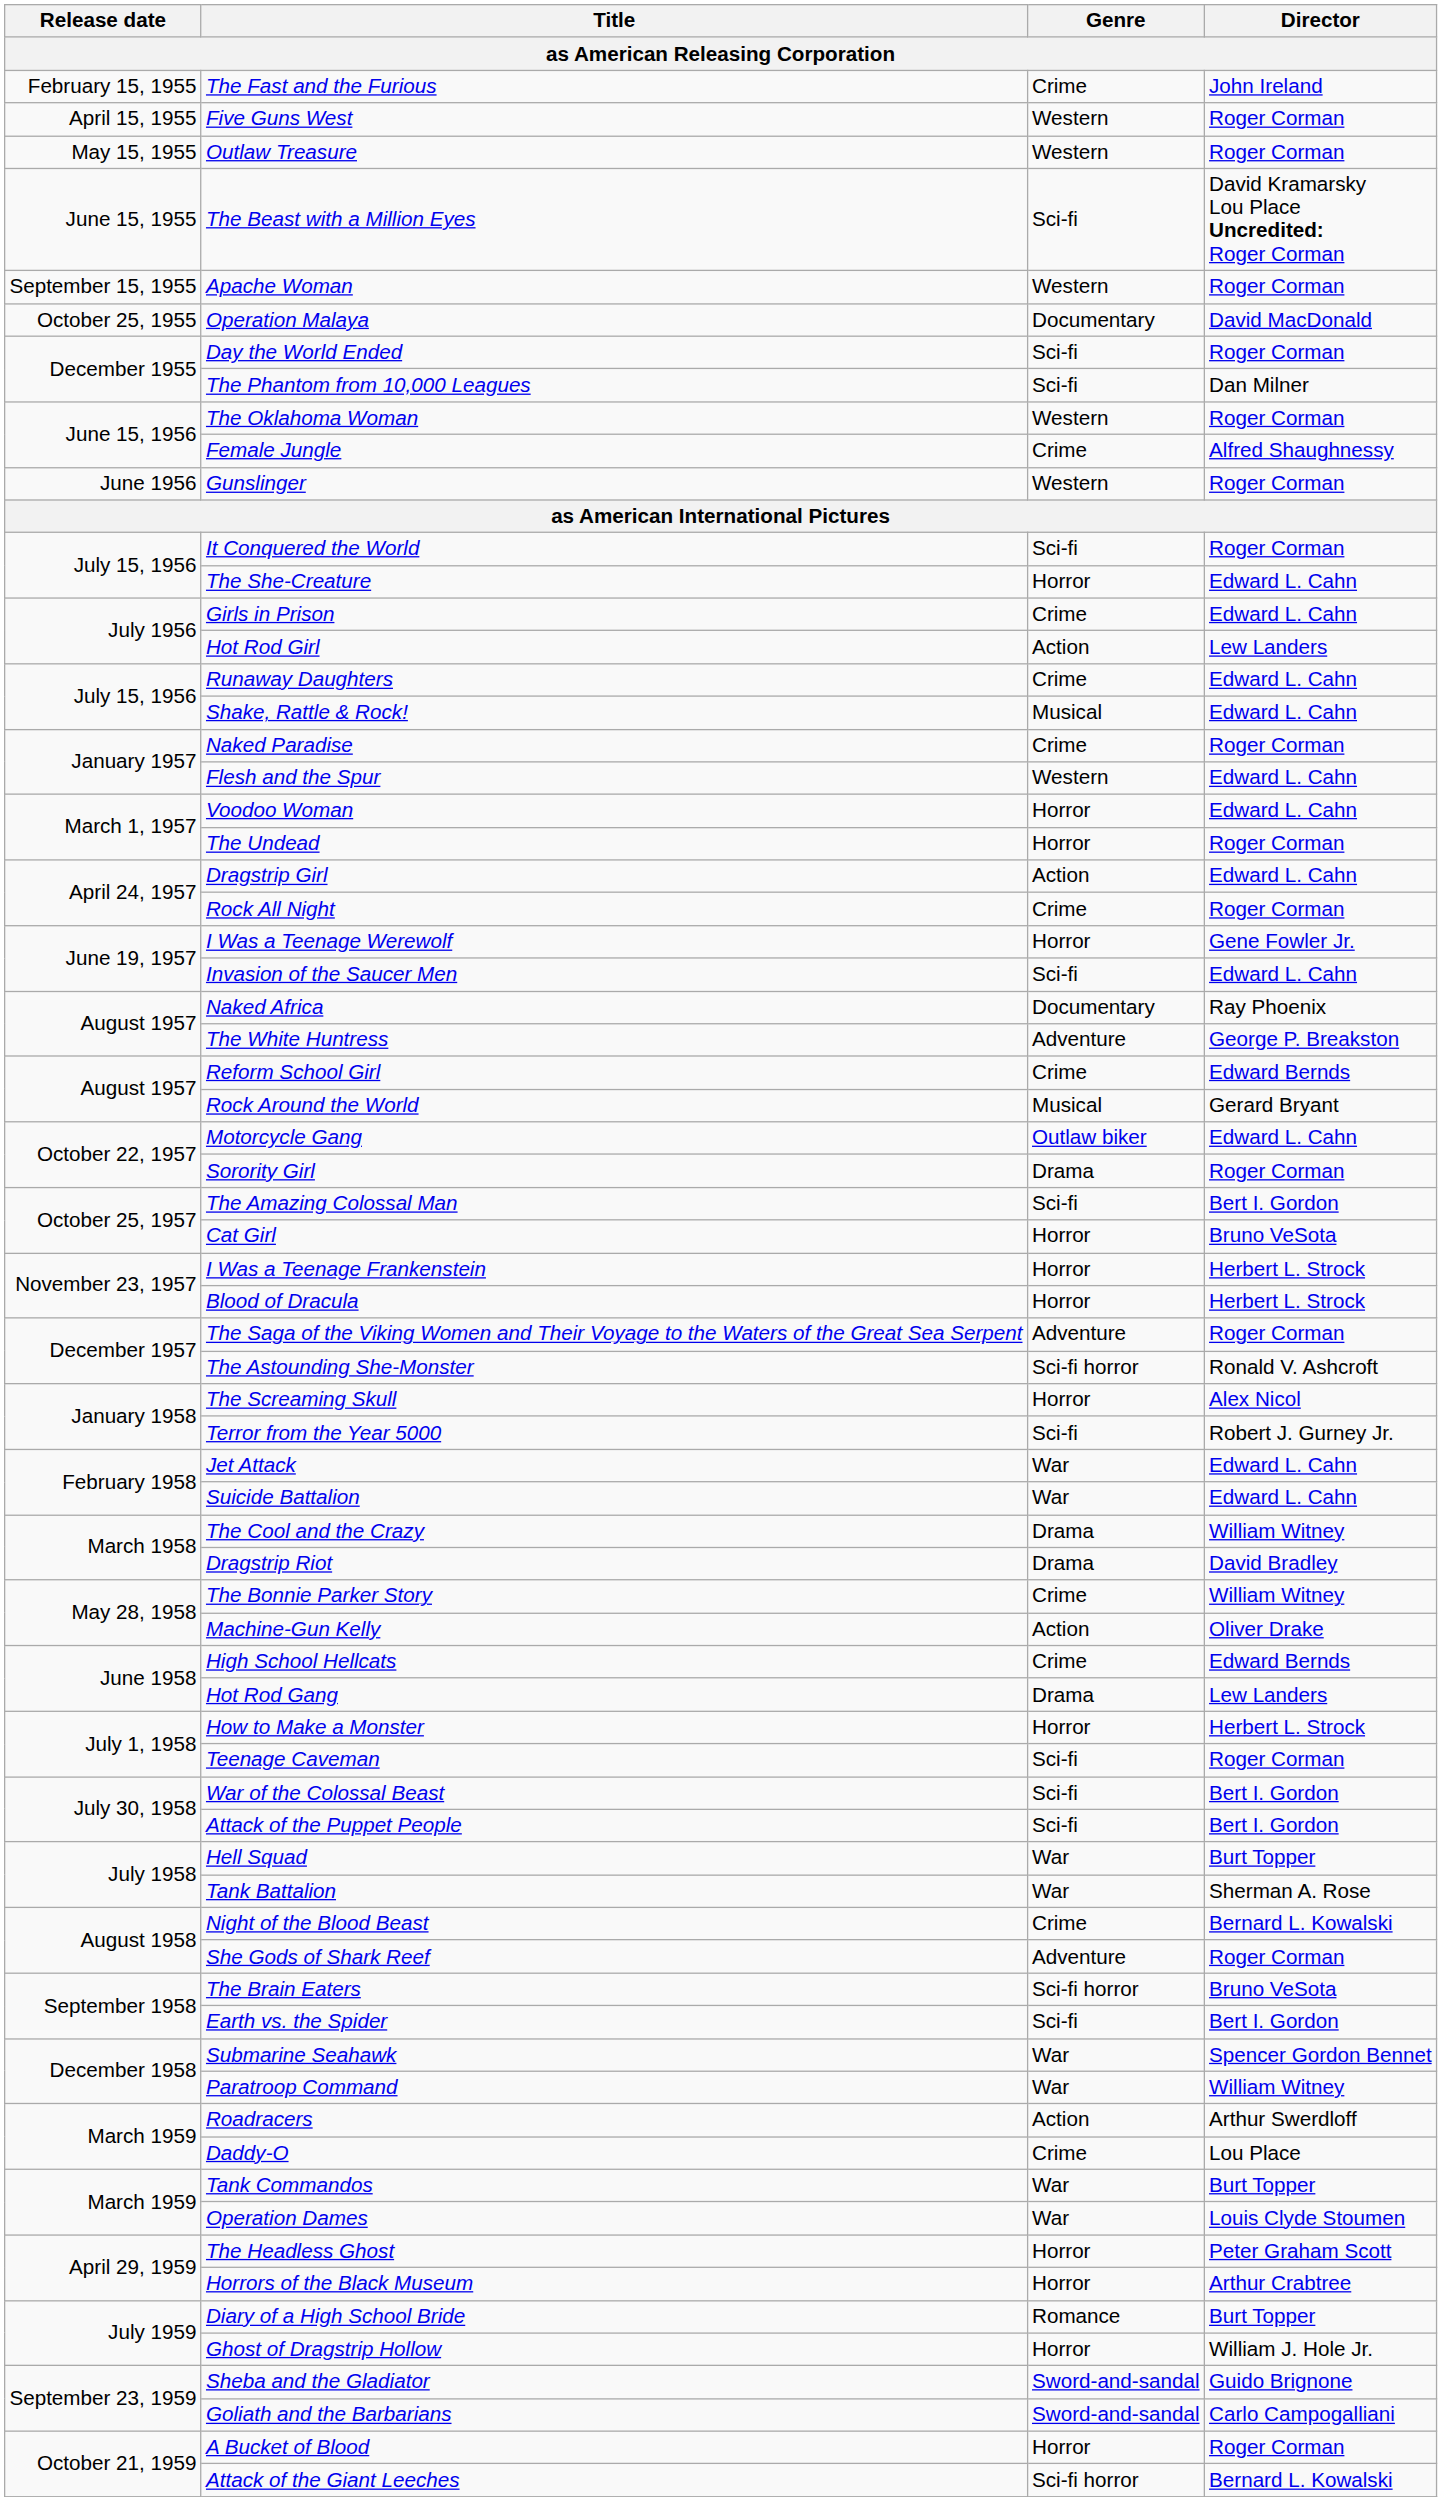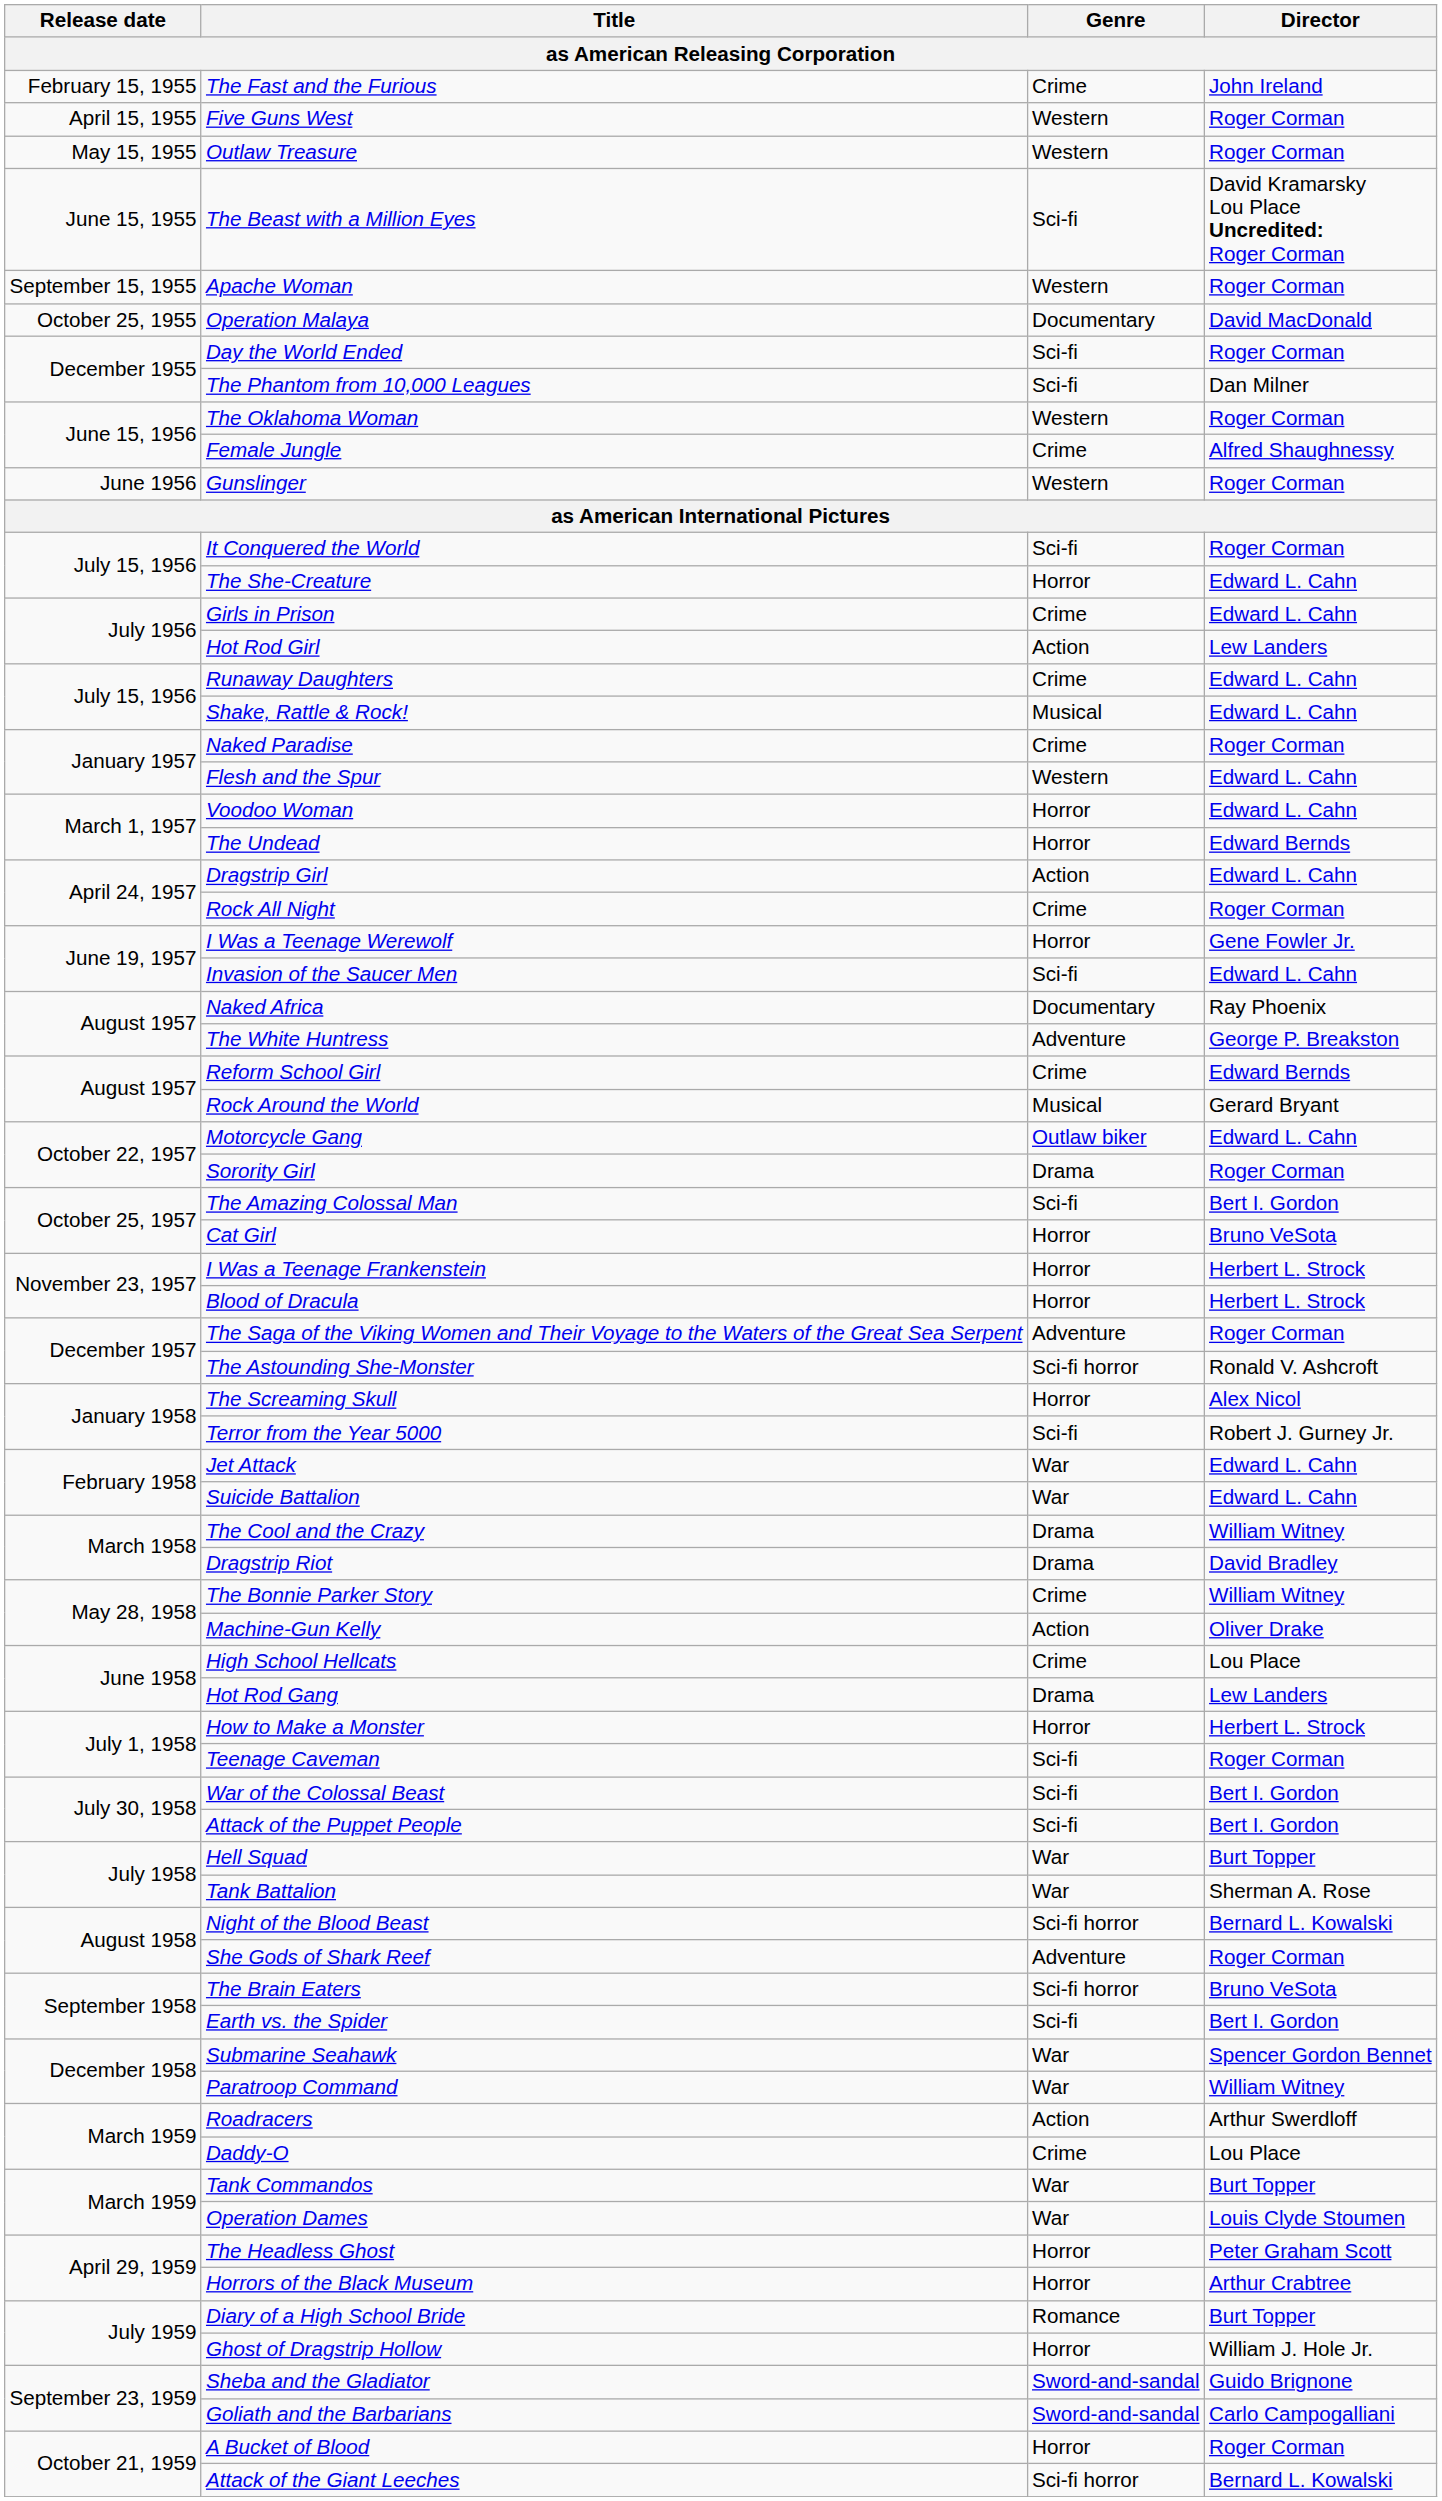(1277, 843) Roger Corman -> (1280, 843) Edward Bernds
(1280, 1661) Edward Bernds -> (1255, 1661) Lou Place
(1060, 1923) Crime -> (1085, 1923) Sci-fi horror
